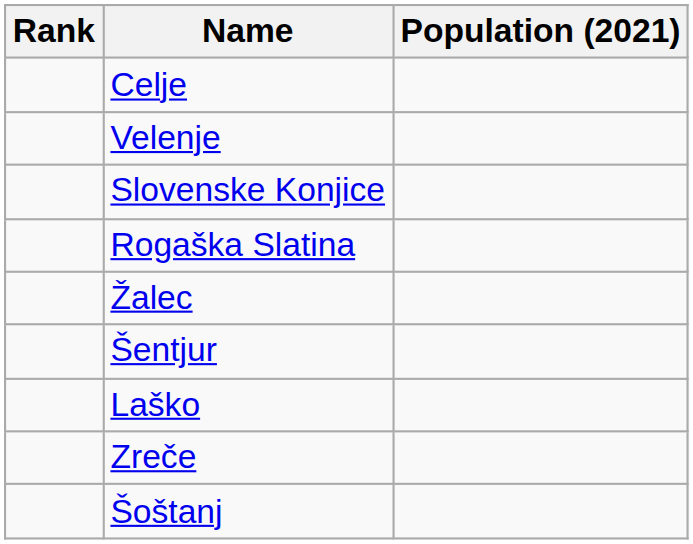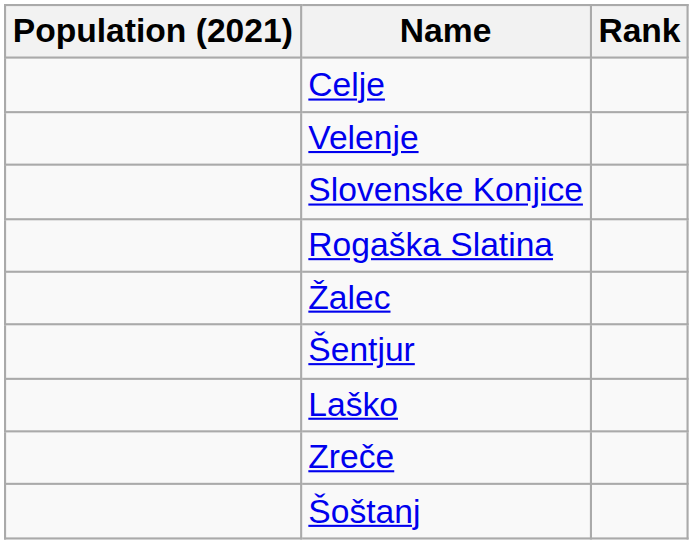columns swapped: (54, 31) <-> (541, 31)
